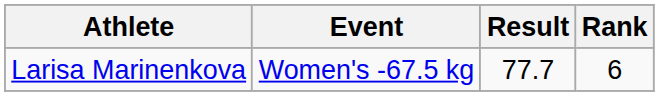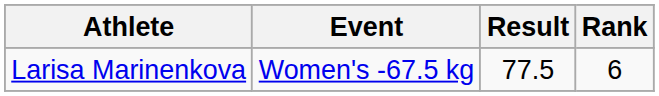(528, 69) 77.7 -> (528, 69) 77.5
